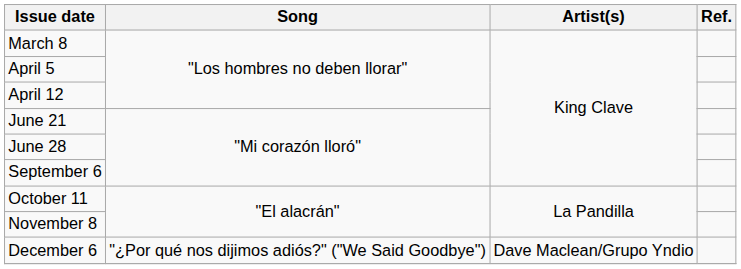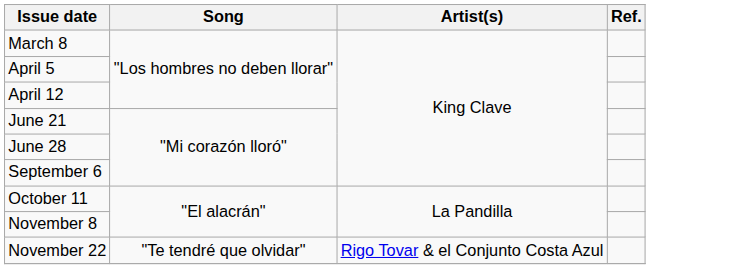+ row: (57, 250)
- row: (53, 250)
